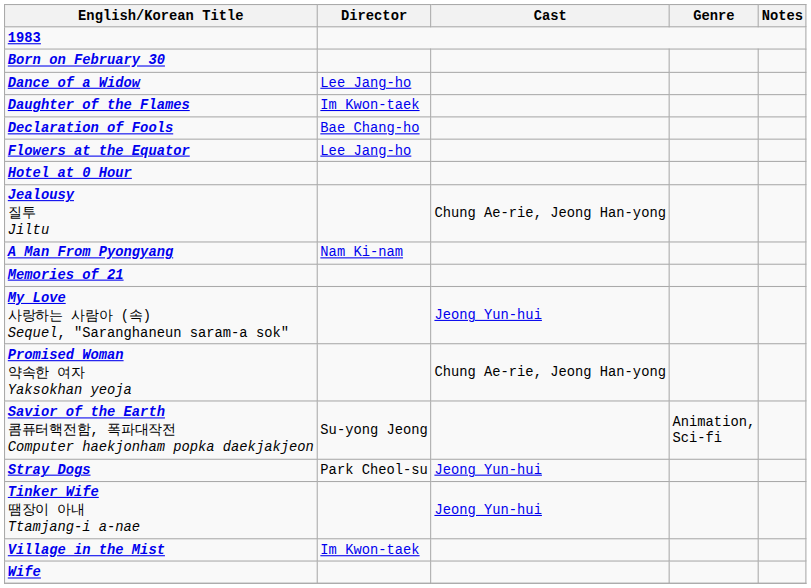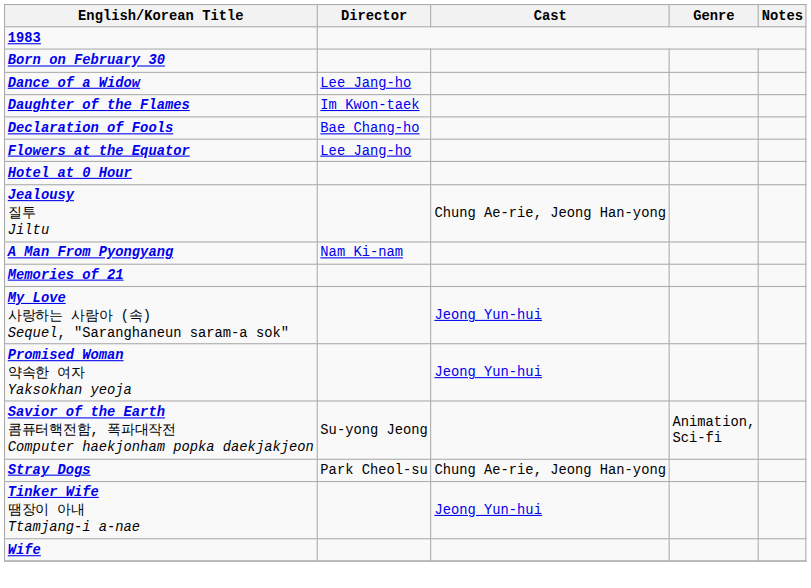(550, 373) Chung Ae-rie, Jeong Han-yong -> (488, 373) Jeong Yun-hui
(488, 470) Jeong Yun-hui -> (550, 470) Chung Ae-rie, Jeong Han-yong
- row: (86, 550)
